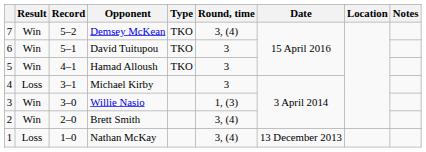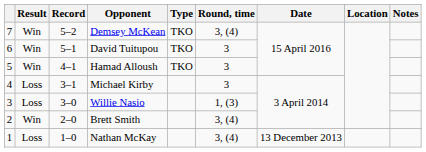(32, 102) Win -> (32, 102) Loss
